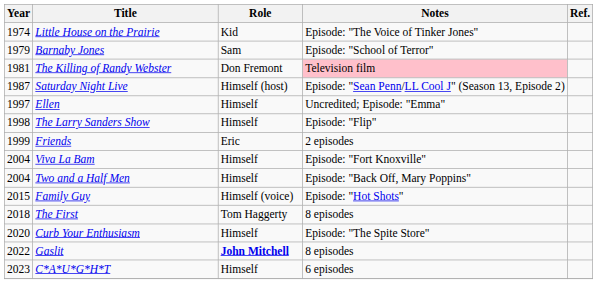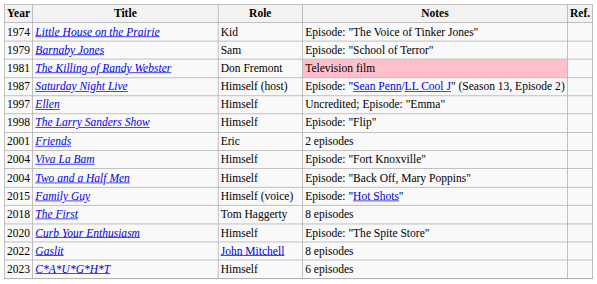(19, 141) 1999 -> (19, 141) 2001
(255, 251) bold -> (253, 251) normal
